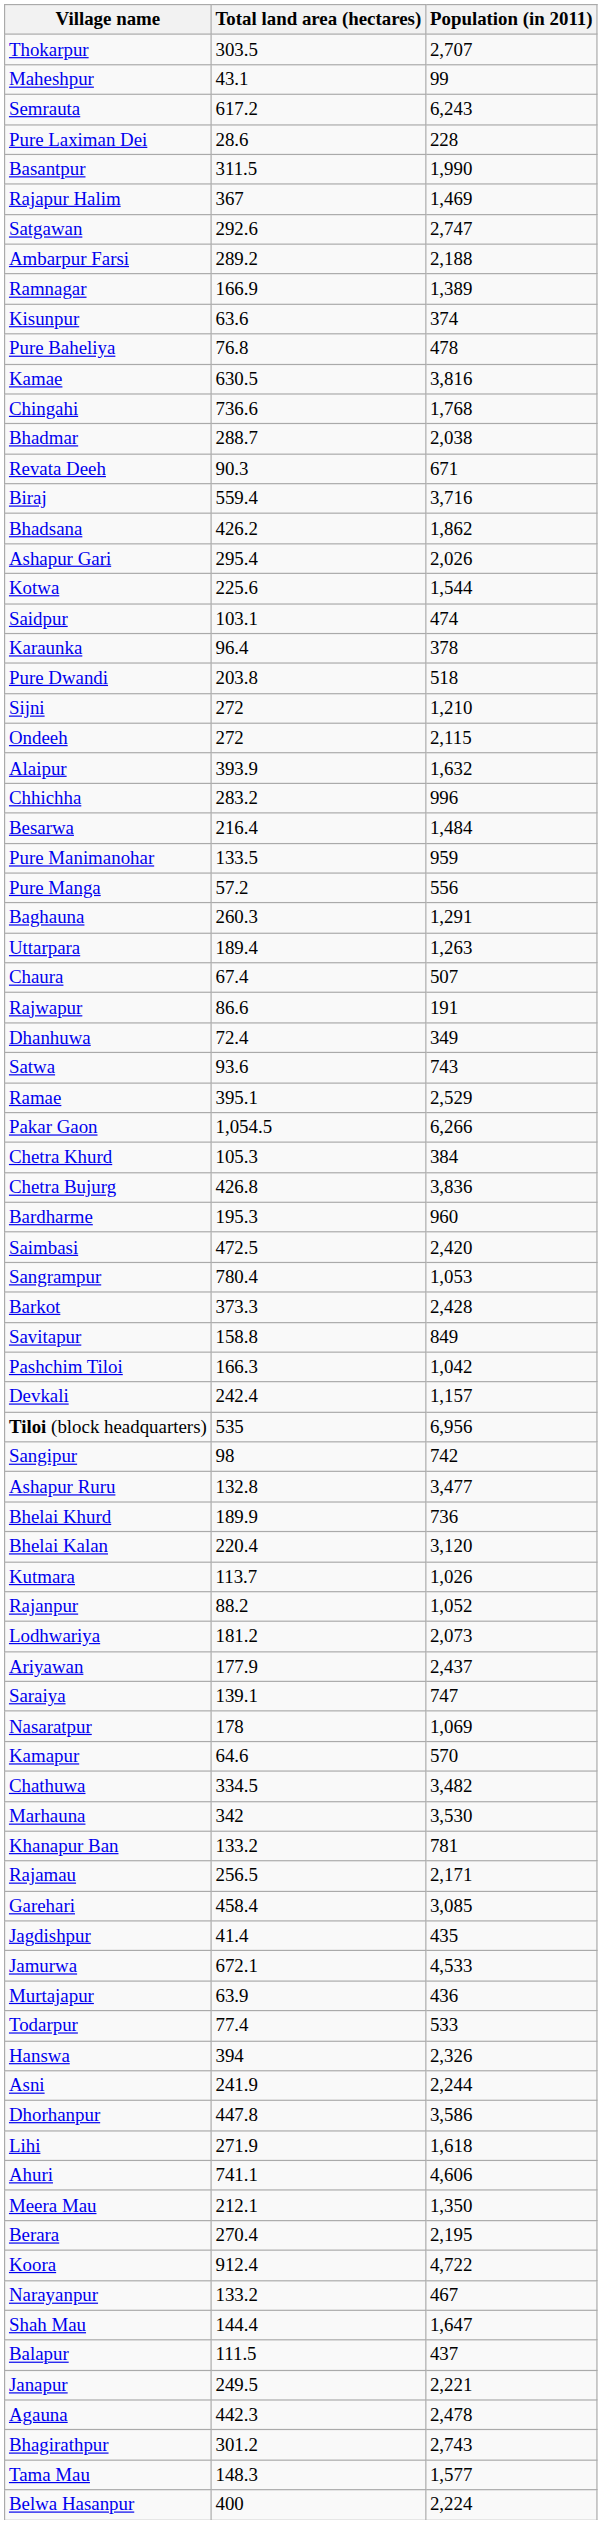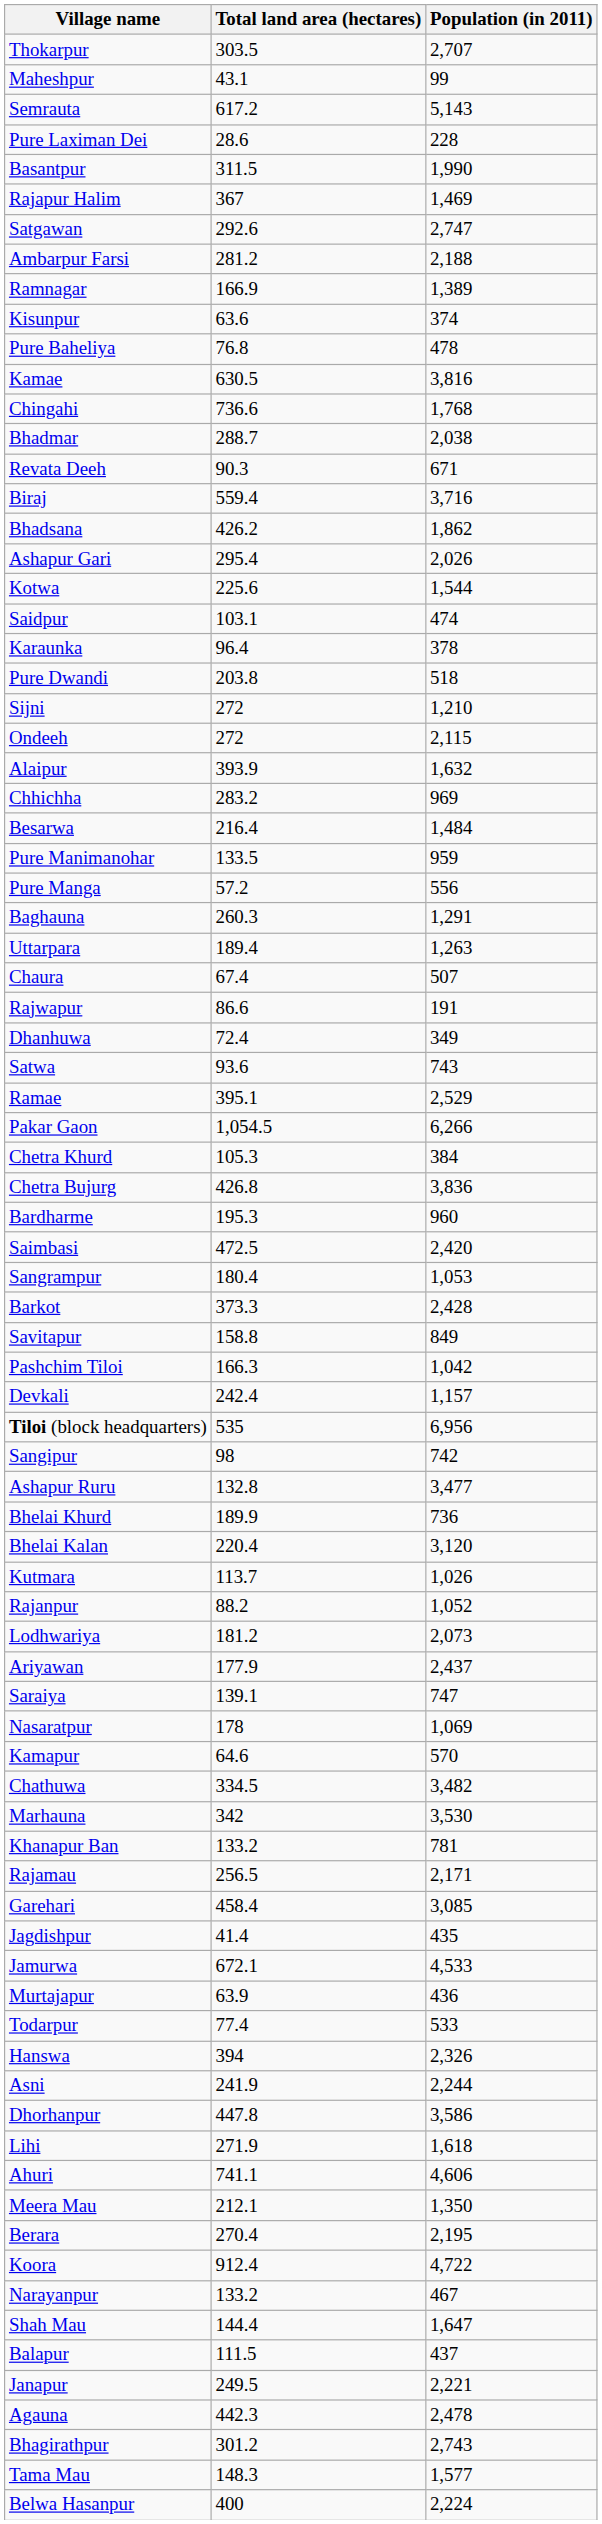(451, 109) 6,243 -> (451, 109) 5,143
(237, 259) 289.2 -> (237, 259) 281.2
(444, 797) 996 -> (444, 797) 969
(237, 1277) 780.4 -> (237, 1277) 180.4
